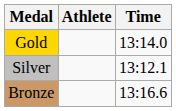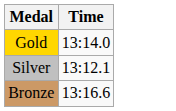- column: (87, 17)
